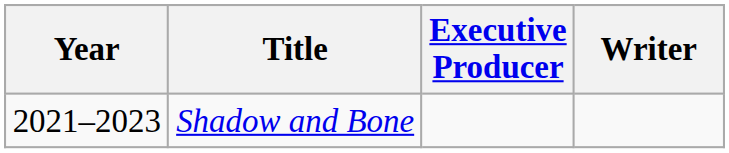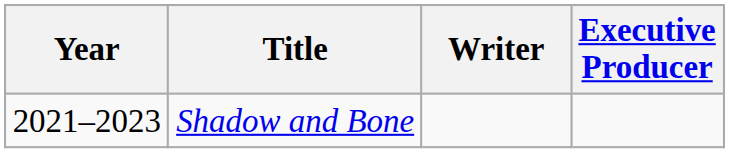columns swapped: (649, 49) <-> (498, 49)
